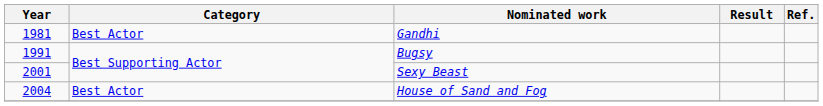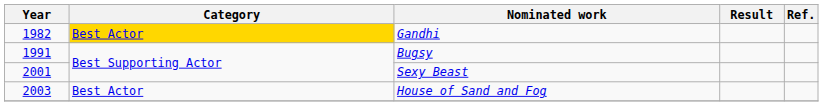(37, 33) 1981 -> (37, 33) 1982
(108, 33) no background -> (108, 33) gold background
(37, 91) 2004 -> (37, 91) 2003
